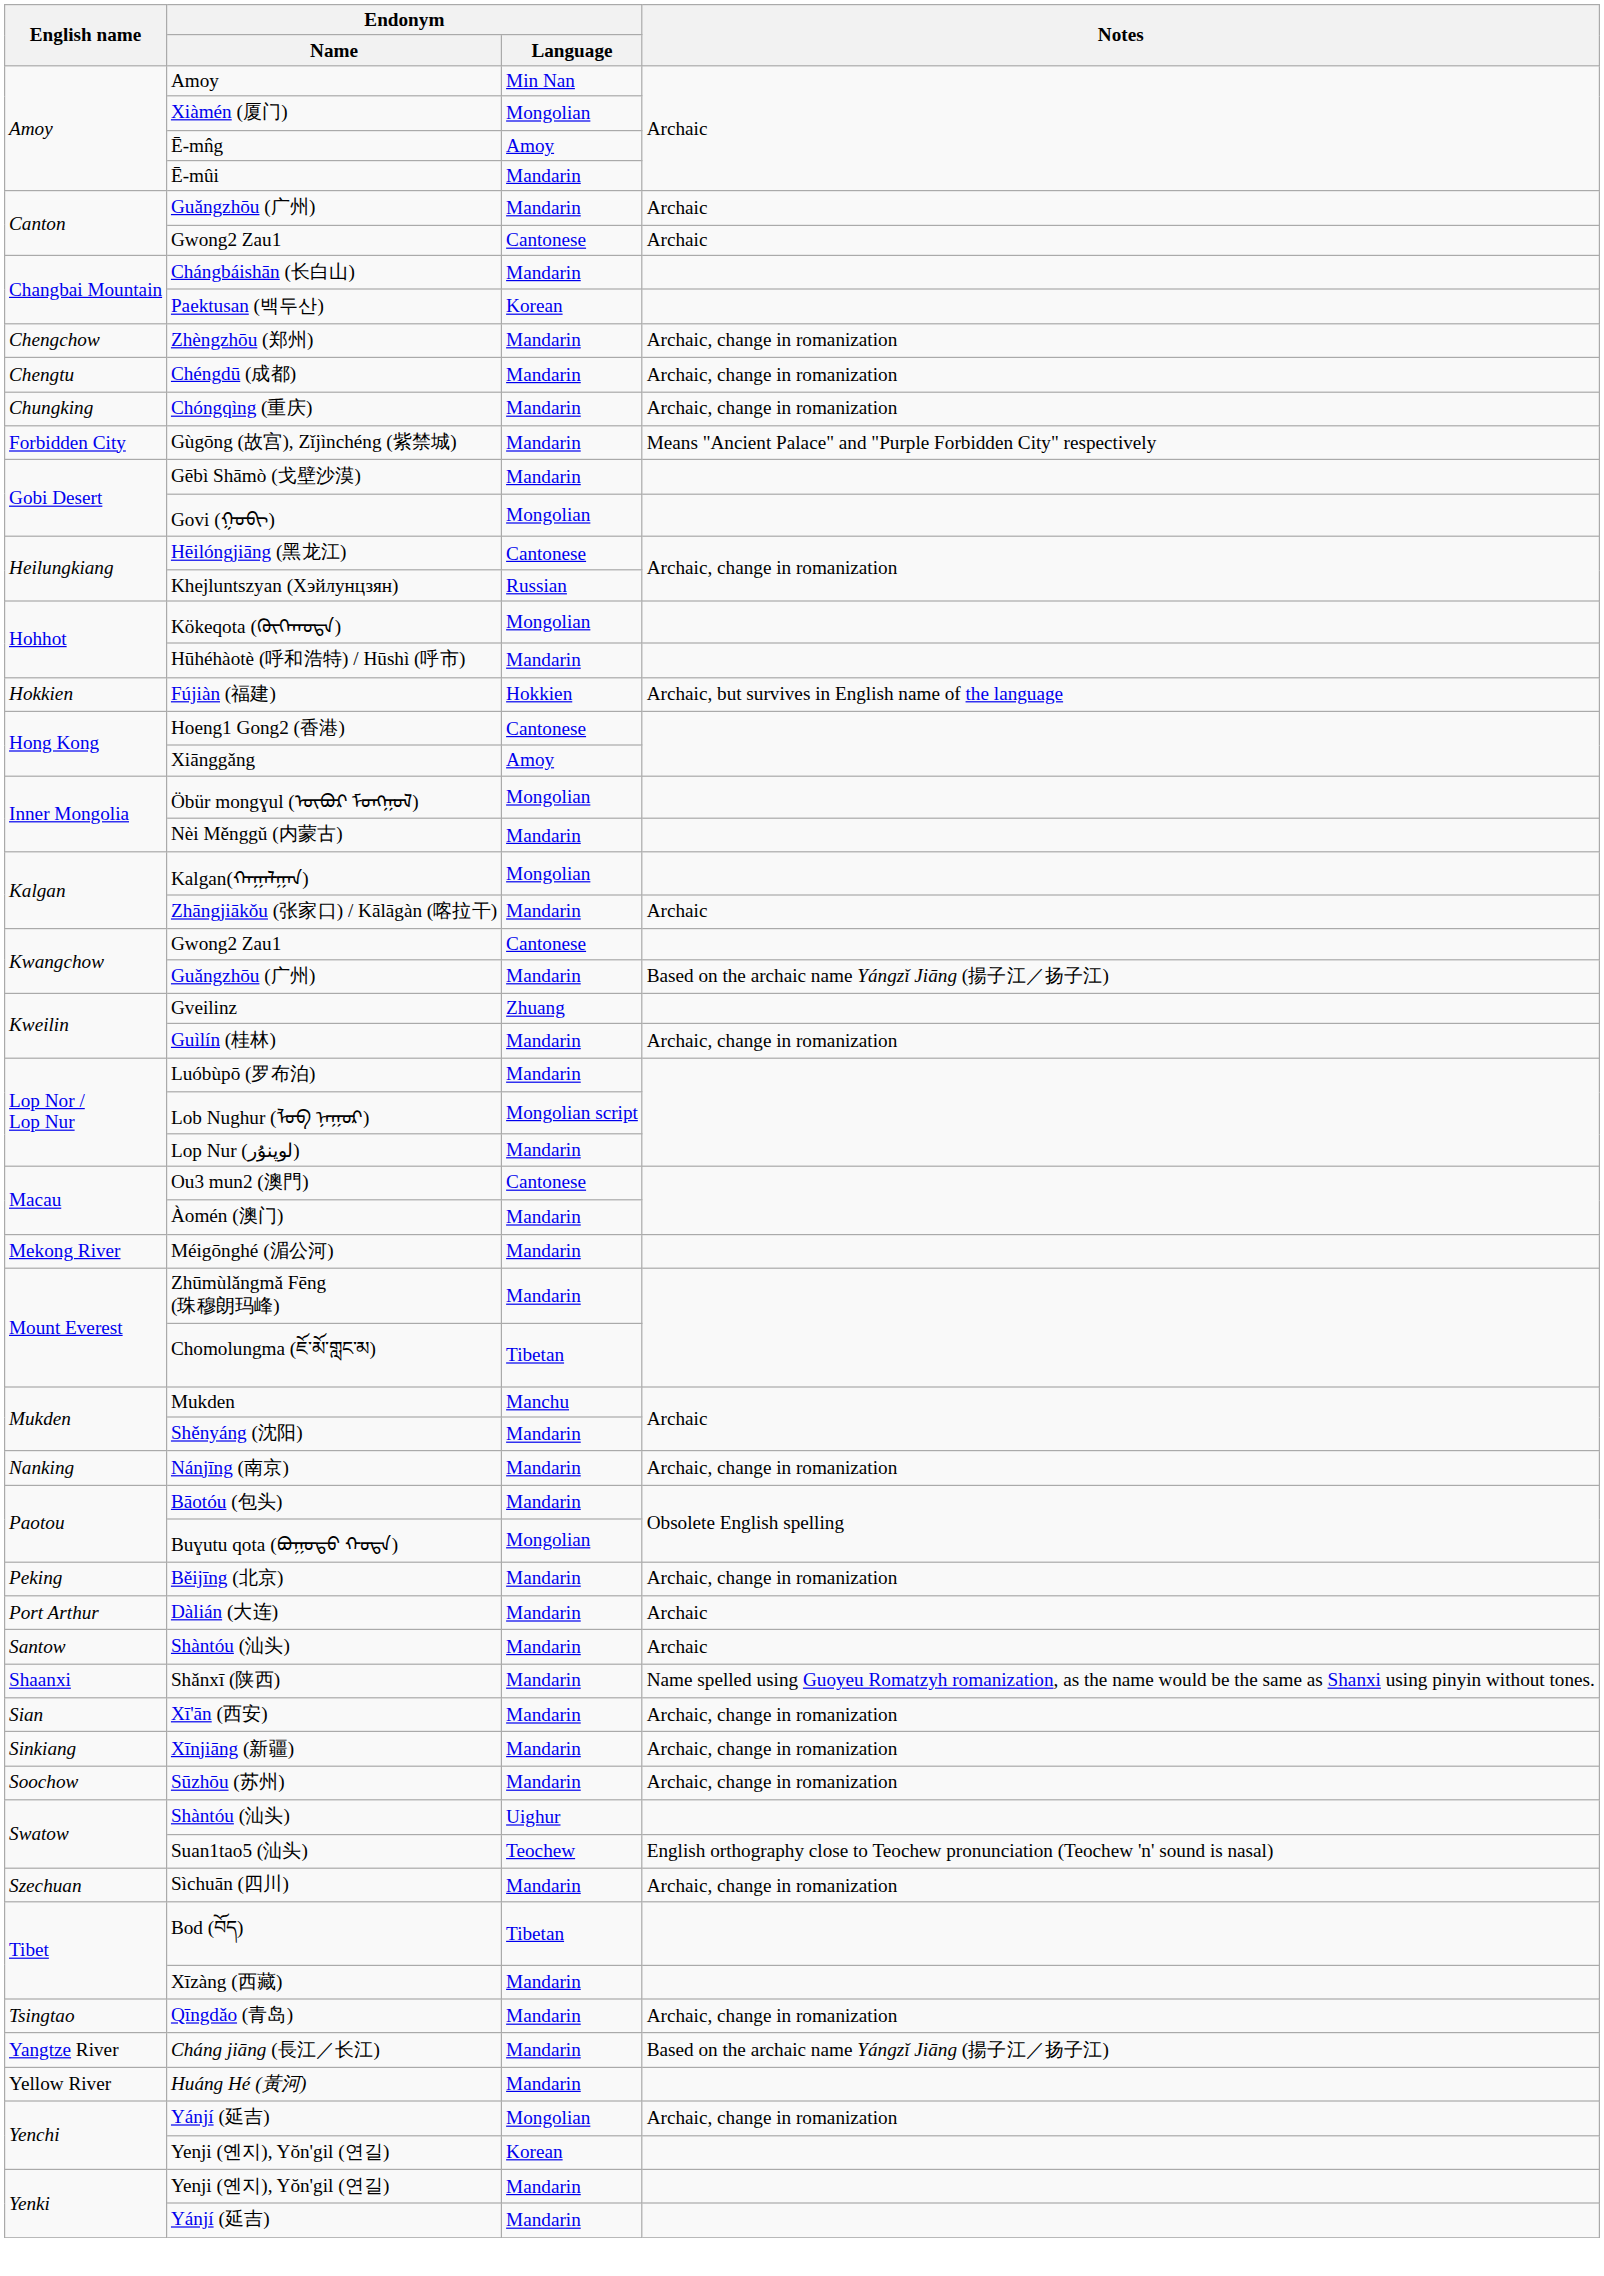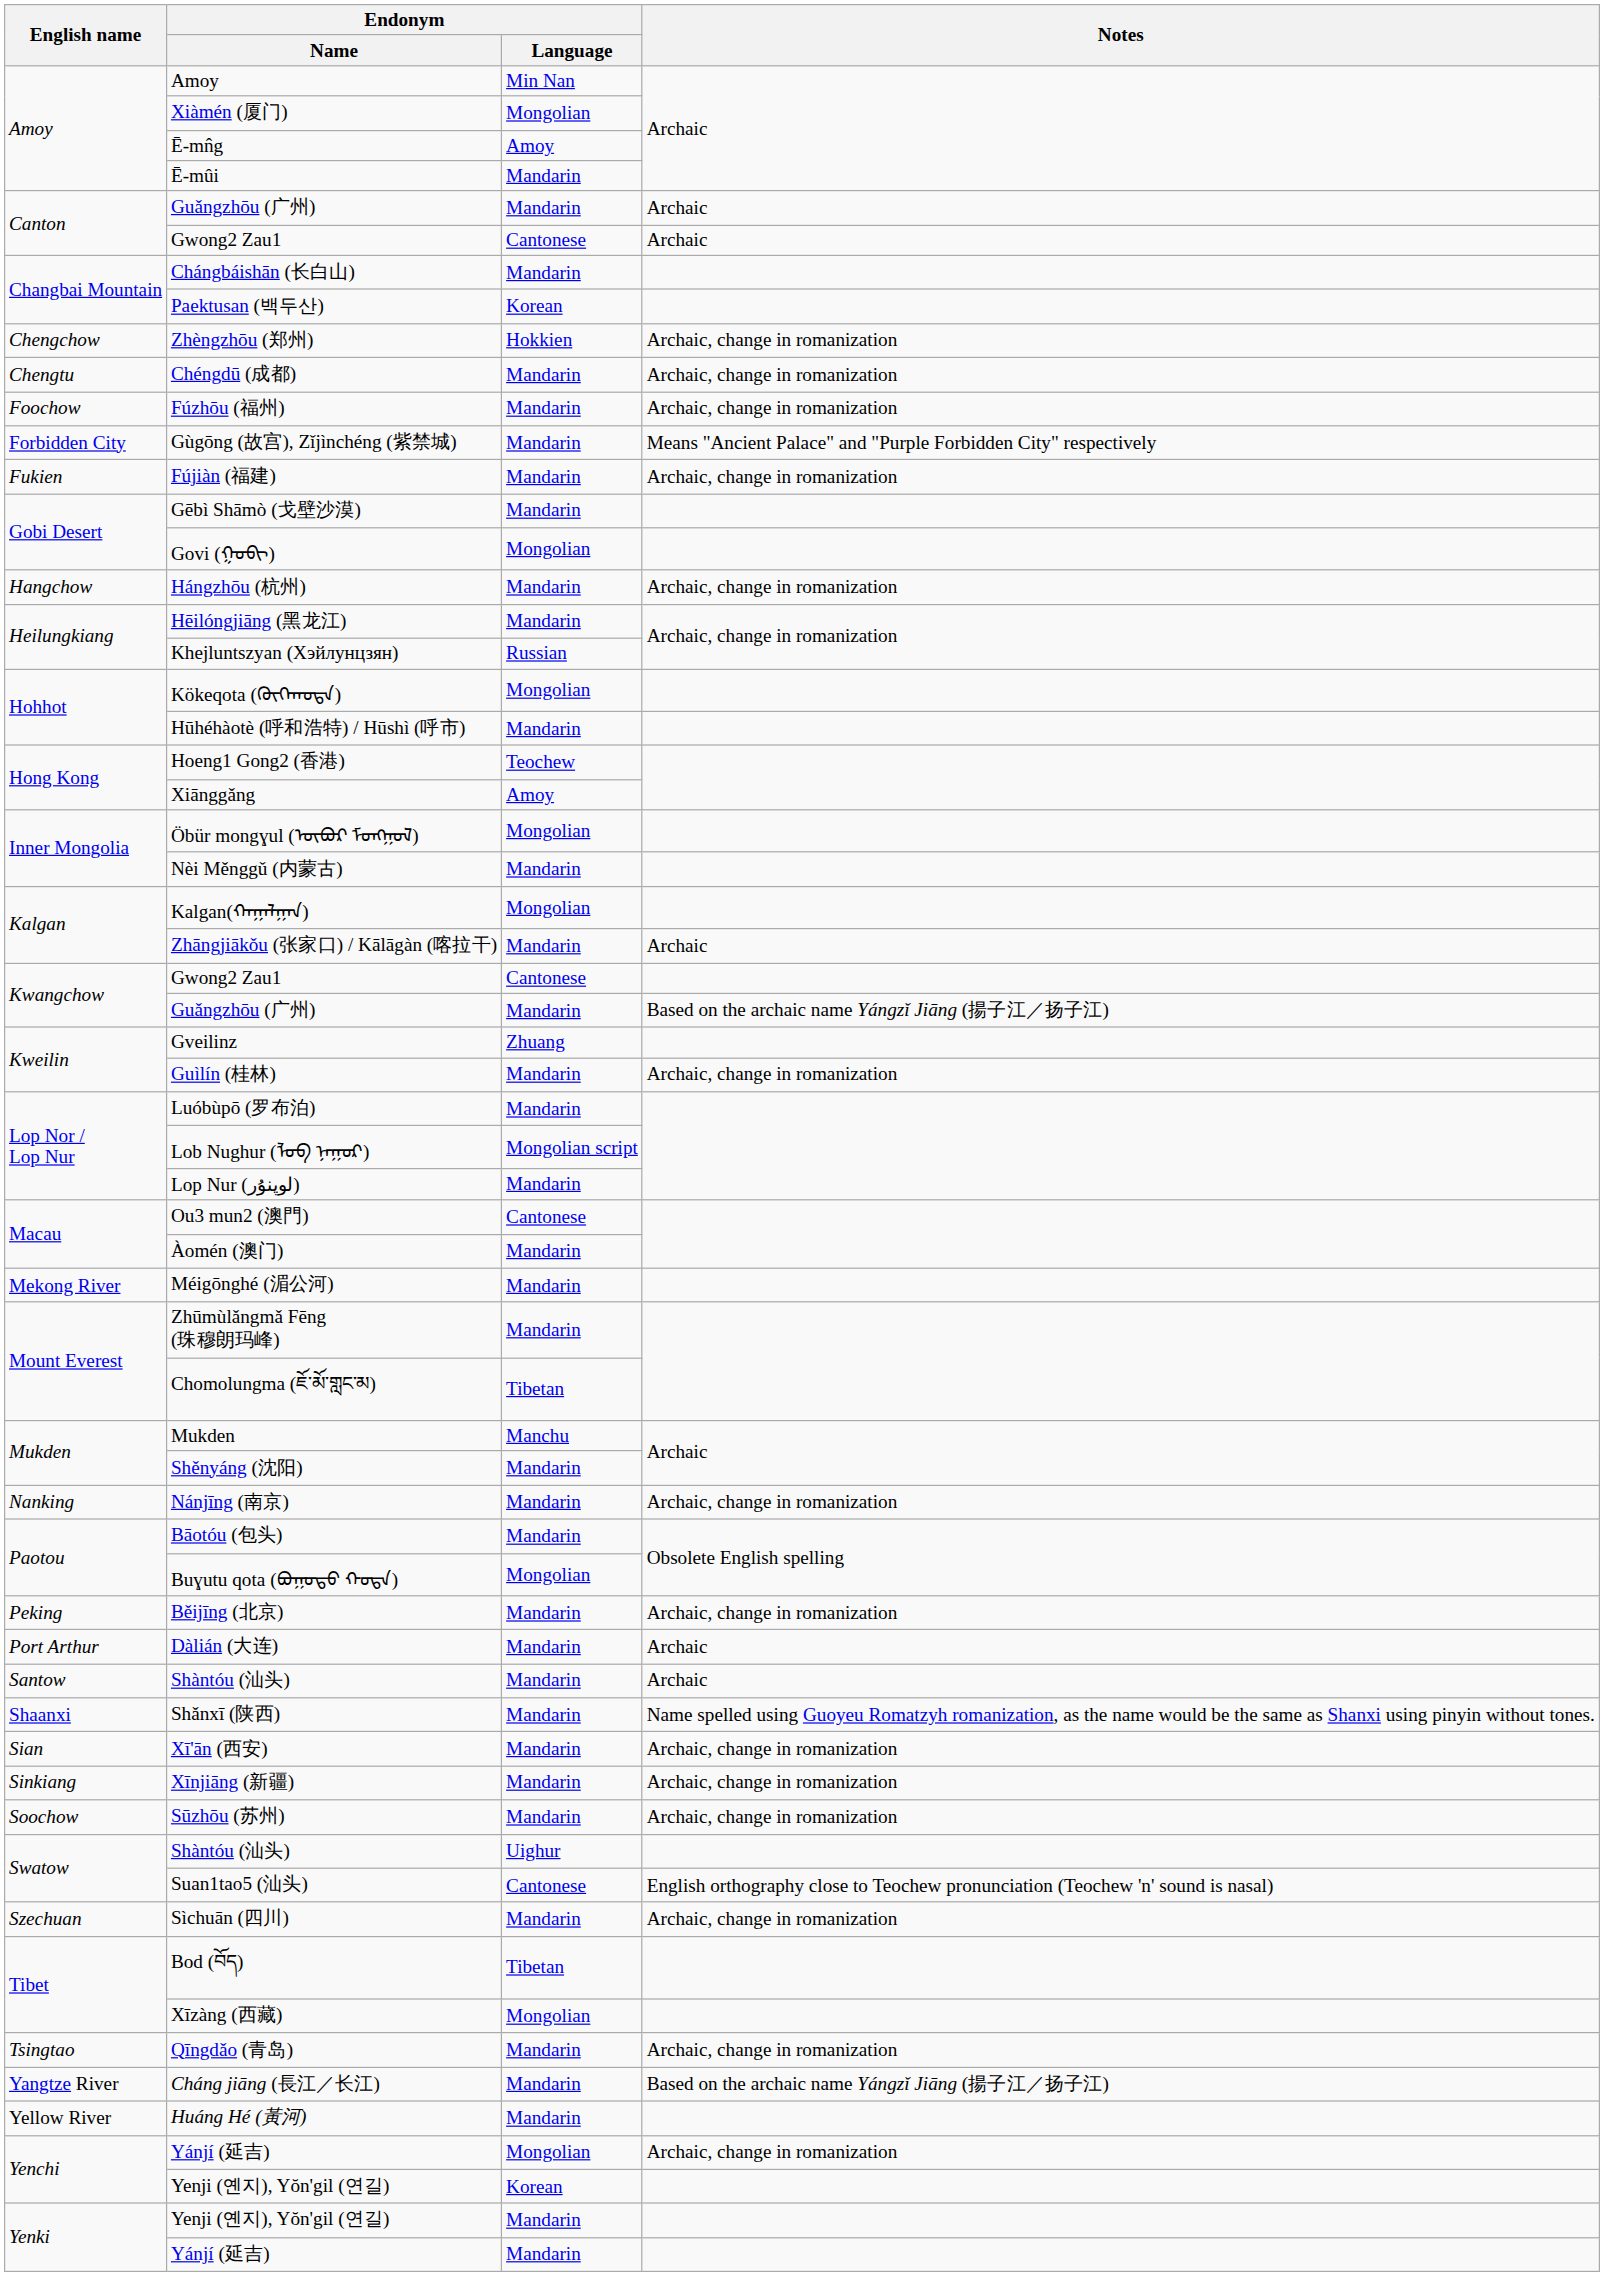(543, 340) Mandarin -> (539, 340) Hokkien
- row: (51, 408)
+ row: (45, 408)
+ row: (36, 476)
+ row: (51, 587)
(546, 553) Cantonese -> (543, 621) Mandarin
- row: (41, 694)
(546, 728) Cantonese -> (541, 762) Teochew
(541, 1850) Teochew -> (546, 1884) Cantonese
(543, 1981) Mandarin -> (548, 2015) Mongolian
